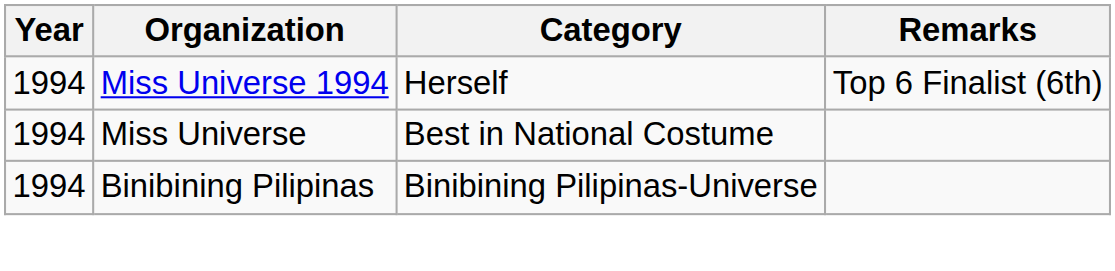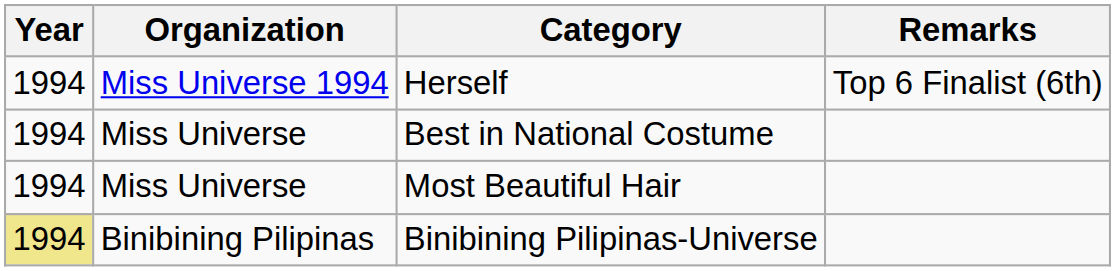+ row: (542, 186)
(49, 186) no background -> (49, 238) khaki background
